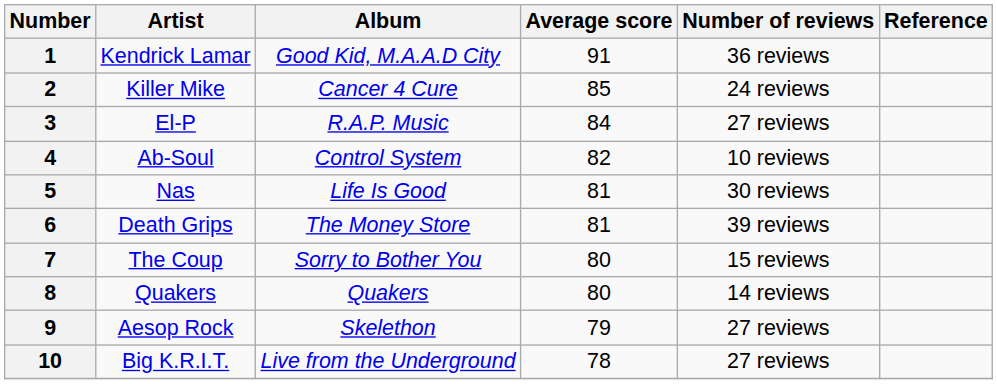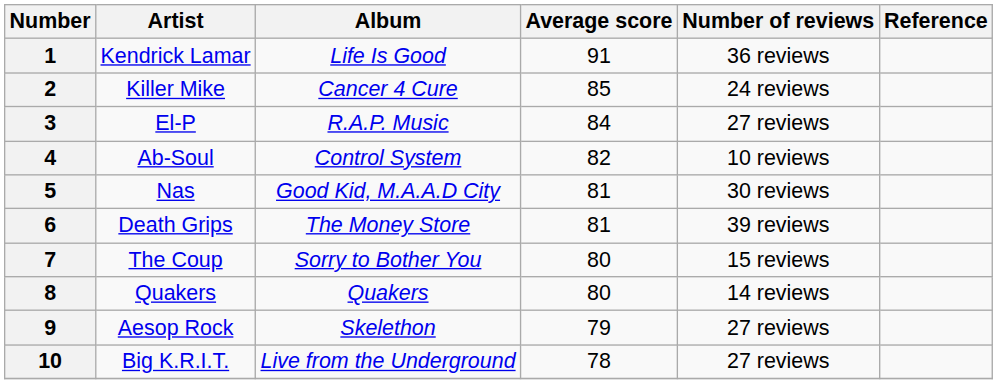(388, 55) Good Kid, M.A.A.D City -> (388, 55) Life Is Good
(388, 191) Life Is Good -> (388, 191) Good Kid, M.A.A.D City
